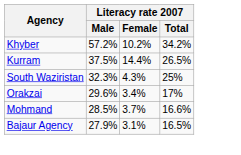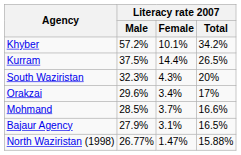(137, 45) 10.2% -> (173, 45) 10.1%
(172, 77) 25% -> (209, 77) 20%
+ row: (61, 142)
